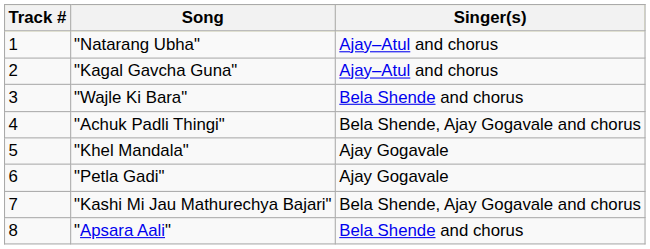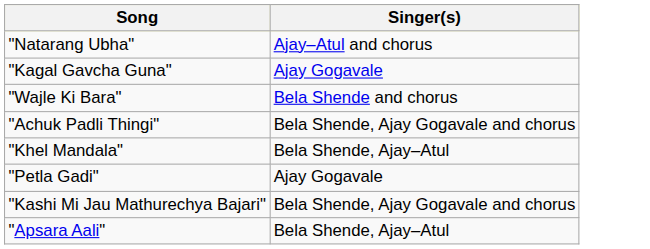- column: (37, 17)
(419, 71) Ajay–Atul and chorus -> (328, 71) Ajay Gogavale
(394, 151) Ajay Gogavale -> (361, 151) Bela Shende, Ajay–Atul
(431, 230) Bela Shende and chorus -> (361, 230) Bela Shende, Ajay–Atul
